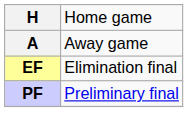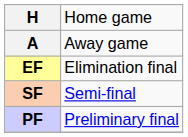+ row: (33, 94)
